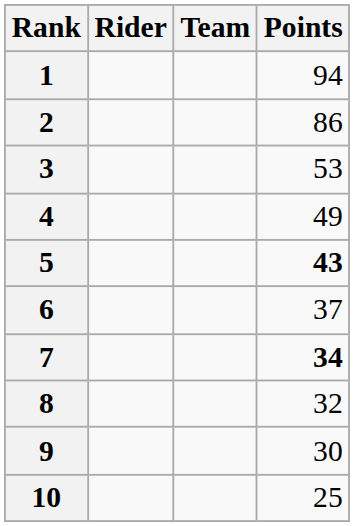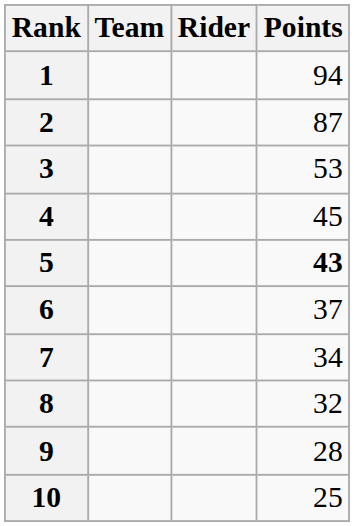columns swapped: (131, 27) <-> (215, 27)
(328, 121) 86 -> (328, 121) 87
(328, 215) 49 -> (328, 215) 45
(328, 356) bold -> (328, 356) normal
(328, 450) 30 -> (328, 450) 28
